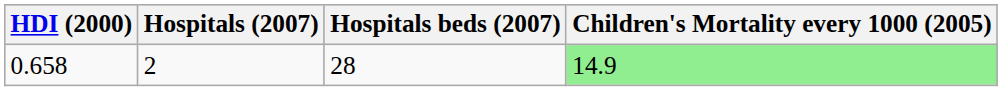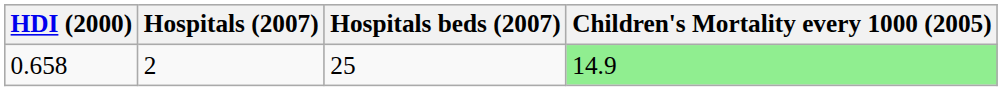(343, 64) 28 -> (343, 64) 25
